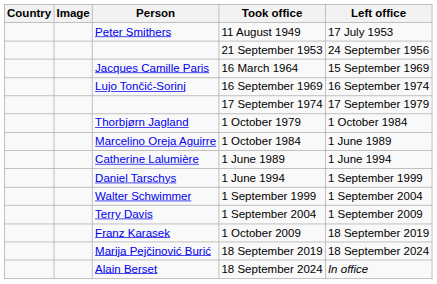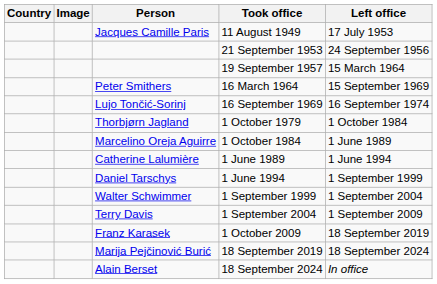(133, 31) Peter Smithers -> (152, 31) Jacques Camille Paris
+ row: (272, 68)
(152, 68) Jacques Camille Paris -> (133, 86) Peter Smithers
- row: (272, 104)
